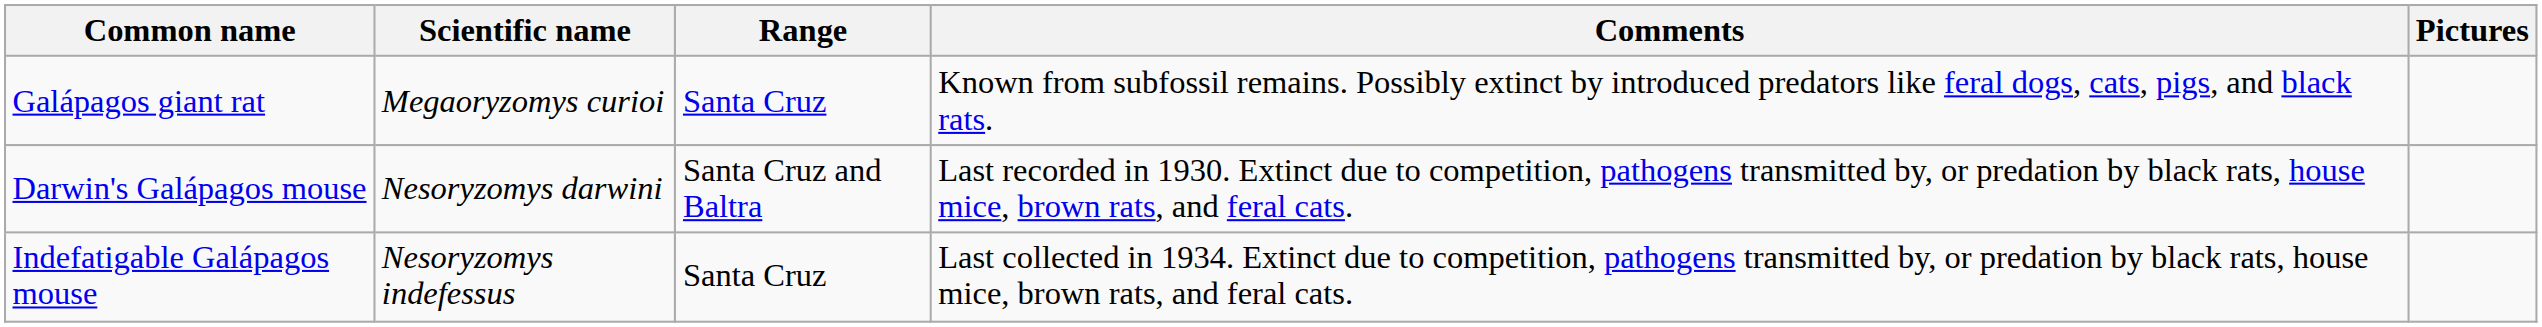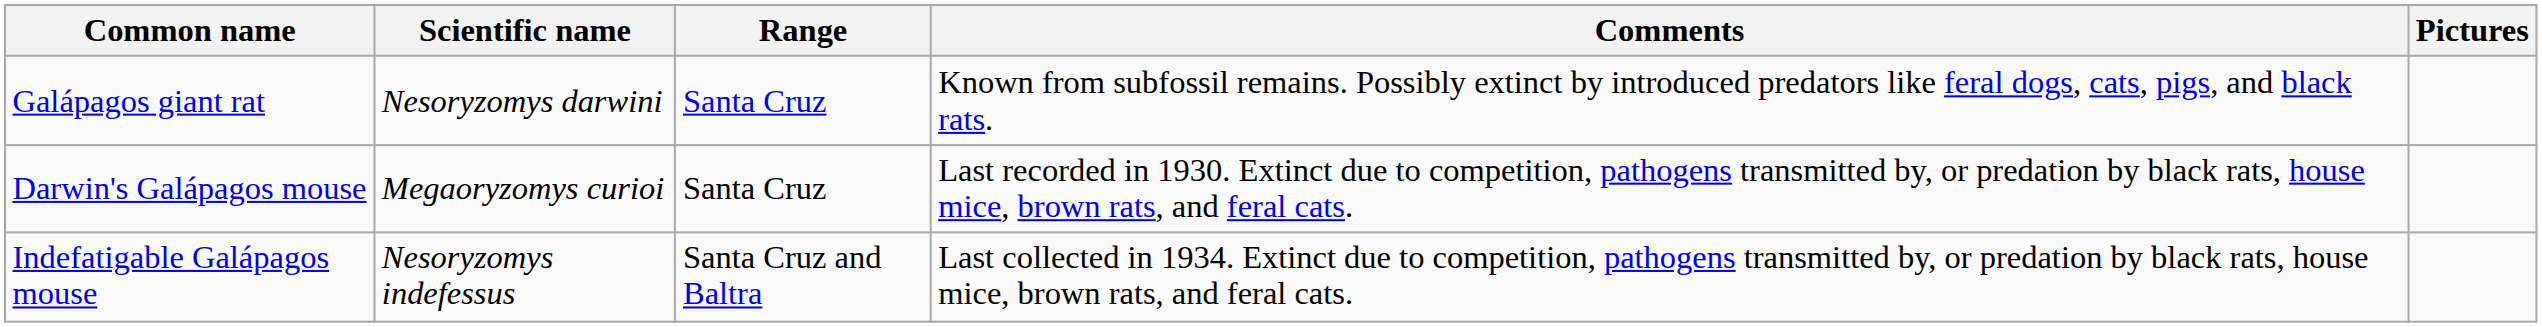(523, 100) Megaoryzomys curioi -> (522, 100) Nesoryzomys darwini
(522, 188) Nesoryzomys darwini -> (523, 188) Megaoryzomys curioi
(782, 188) Santa Cruz and Baltra -> (755, 188) Santa Cruz
(755, 276) Santa Cruz -> (782, 276) Santa Cruz and Baltra
